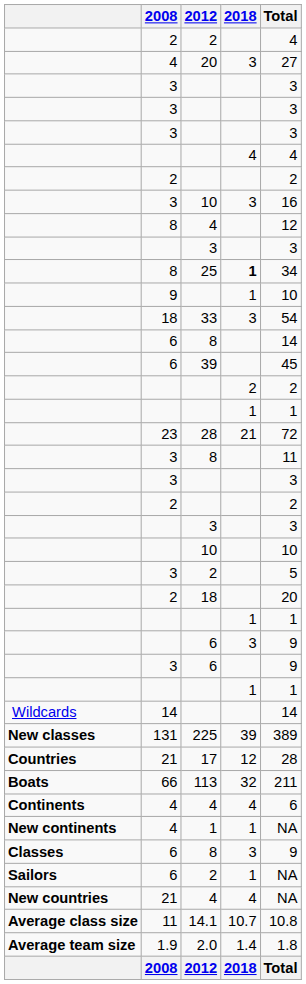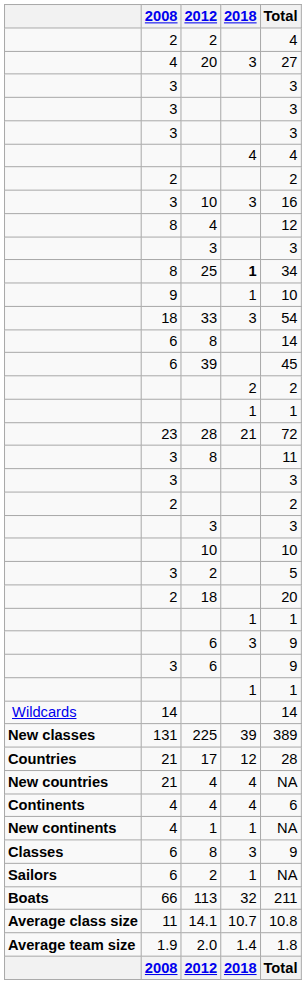rows swapped: (169, 898) <-> (169, 782)
